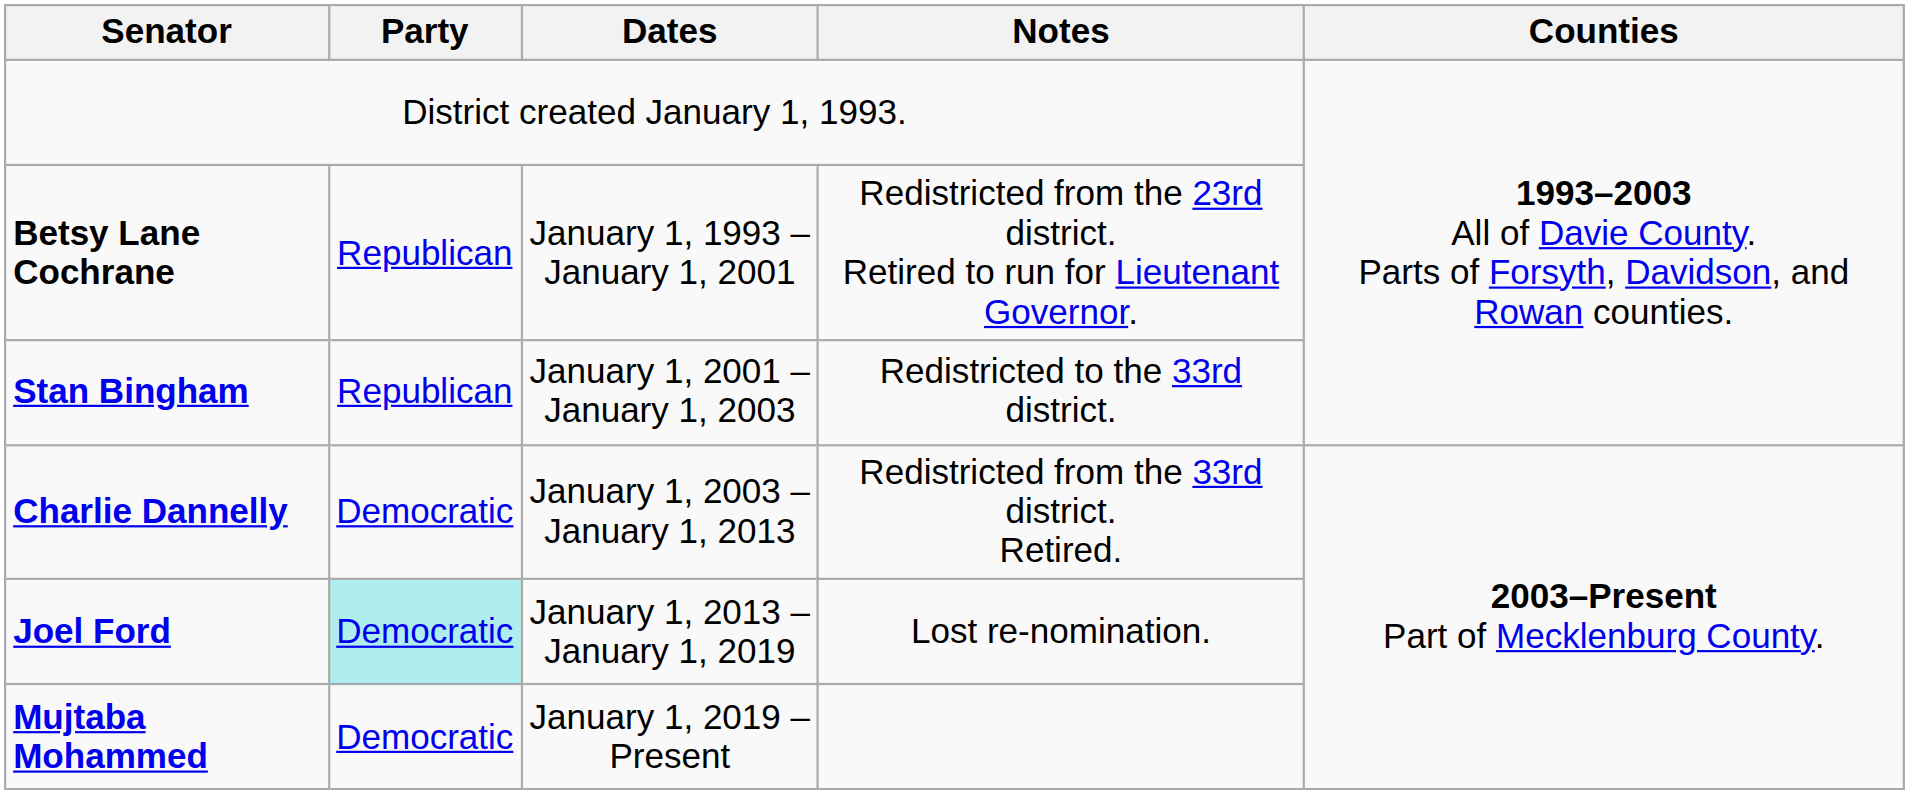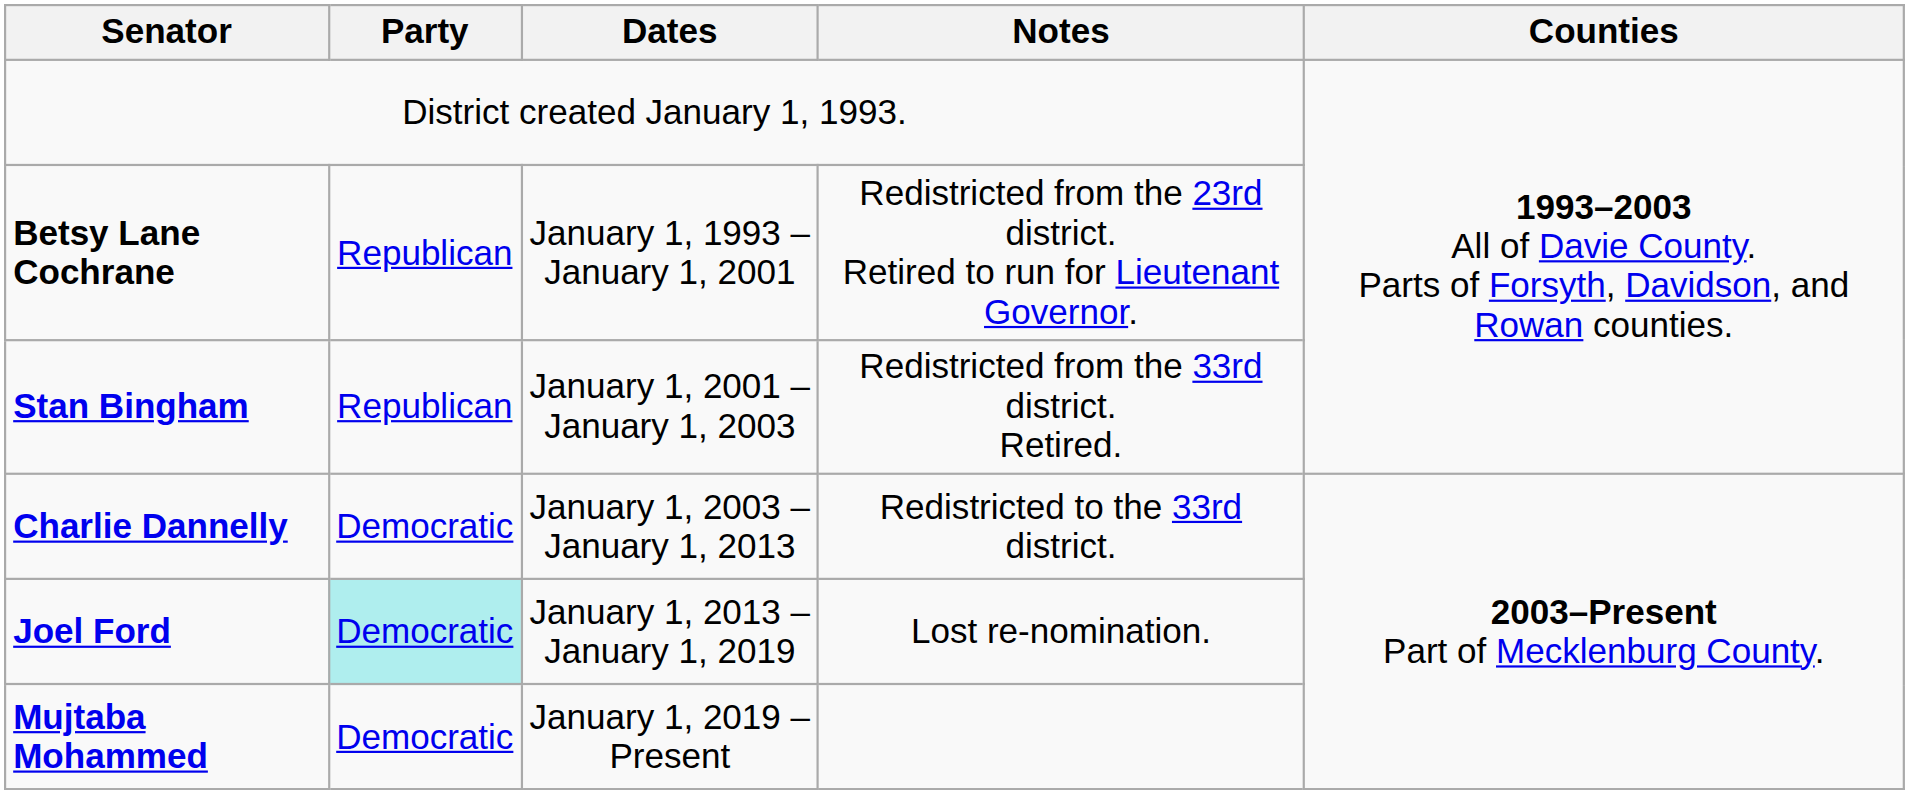(1061, 391) Redistricted to the 33rd district. -> (1061, 406) Redistricted from the 33rd district. Retired.
(1061, 511) Redistricted from the 33rd district. Retired. -> (1061, 525) Redistricted to the 33rd district.
